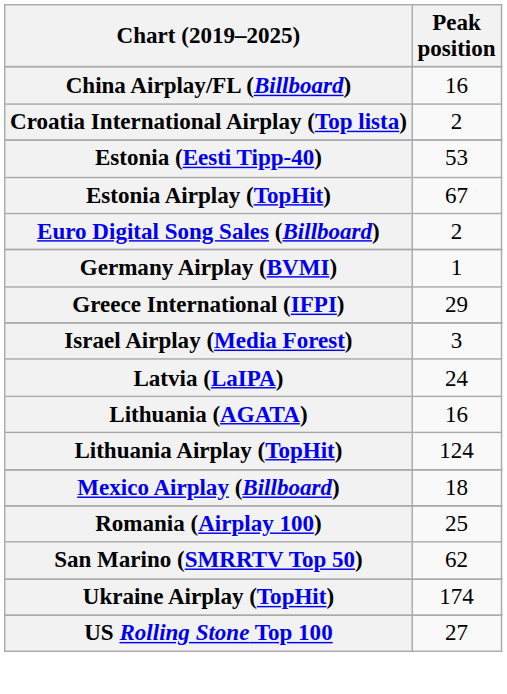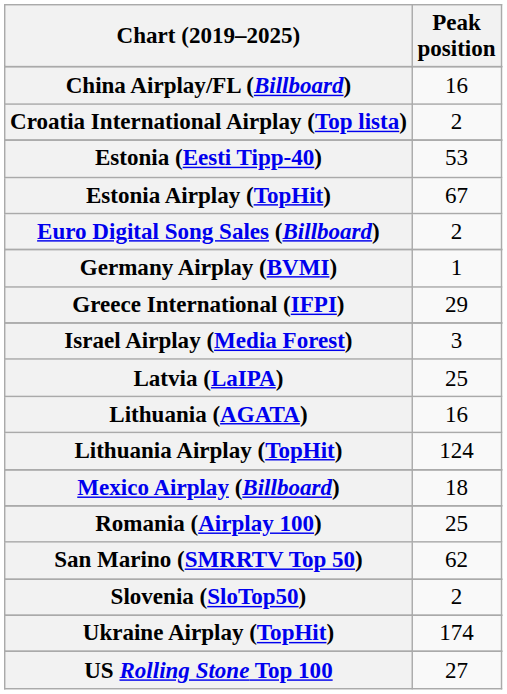(457, 377) 24 -> (457, 377) 25
+ row: (208, 596)
